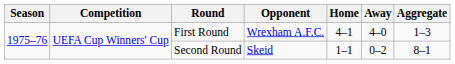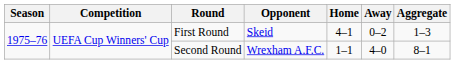(286, 31) Wrexham A.F.C. -> (260, 31) Skeid
(378, 31) 4–0 -> (378, 31) 0–2
(260, 50) Skeid -> (286, 50) Wrexham A.F.C.
(378, 50) 0–2 -> (378, 50) 4–0
